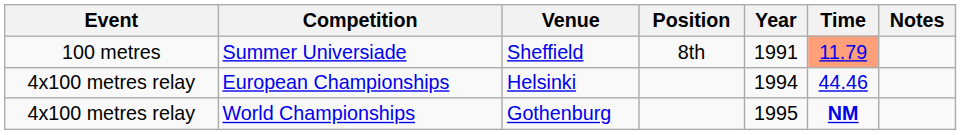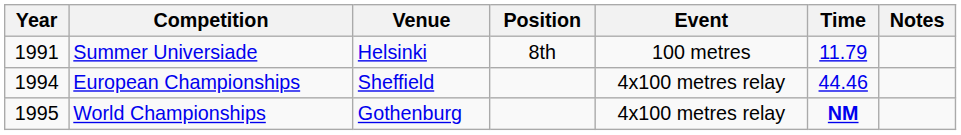columns swapped: (776, 21) <-> (111, 21)
(545, 52) Sheffield -> (392, 52) Helsinki
(843, 52) lightsalmon background -> (843, 52) no background
(542, 83) Helsinki -> (396, 83) Sheffield
